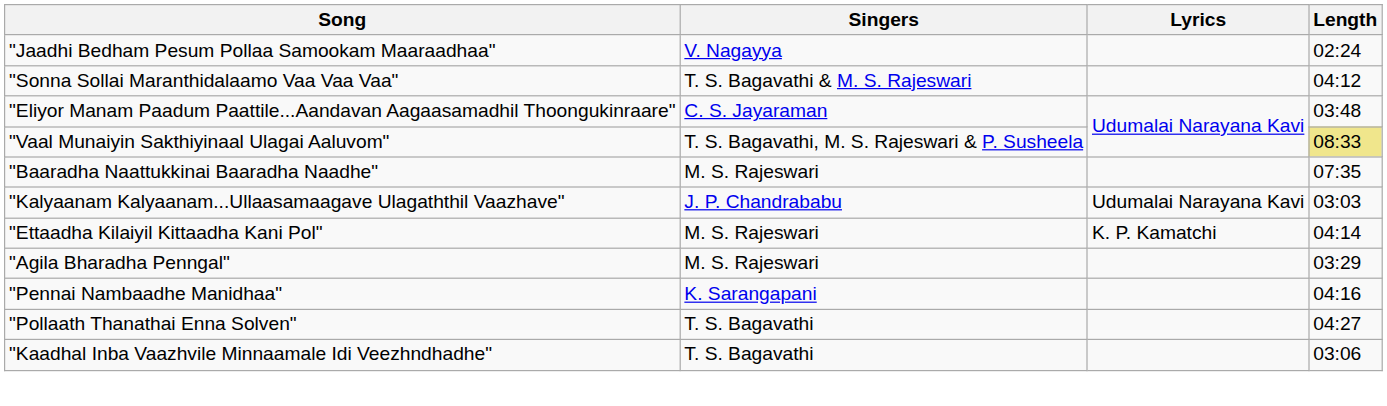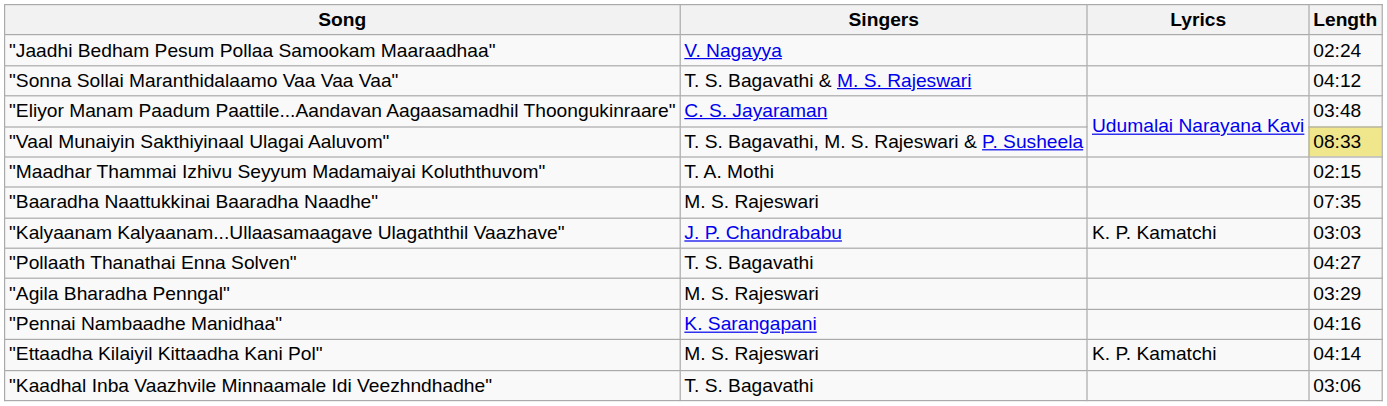+ row: (277, 171)
(1198, 202) Udumalai Narayana Kavi -> (1154, 232) K. P. Kamatchi
rows swapped: (153, 324) <-> (166, 232)
